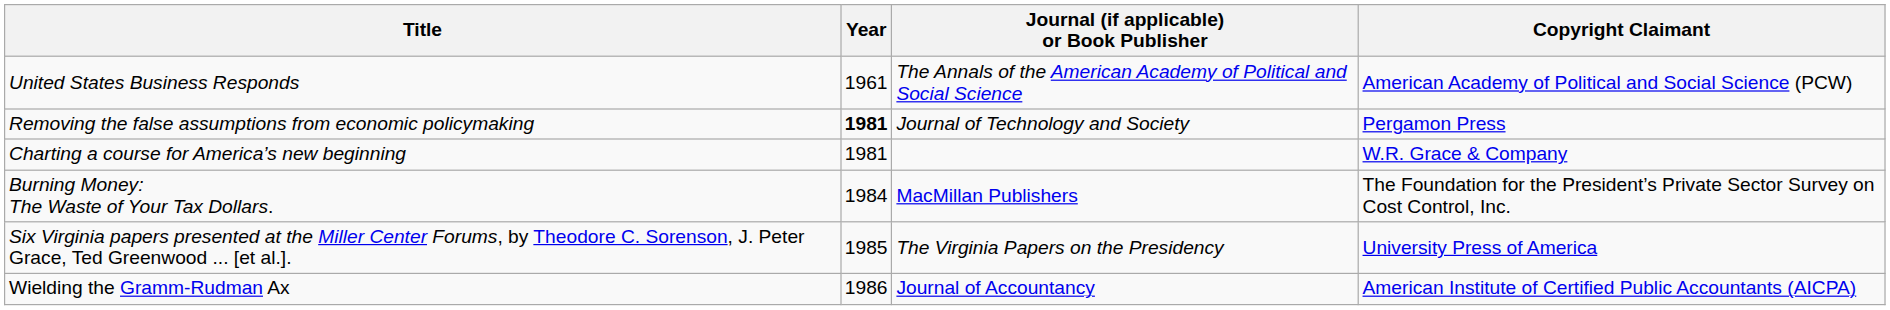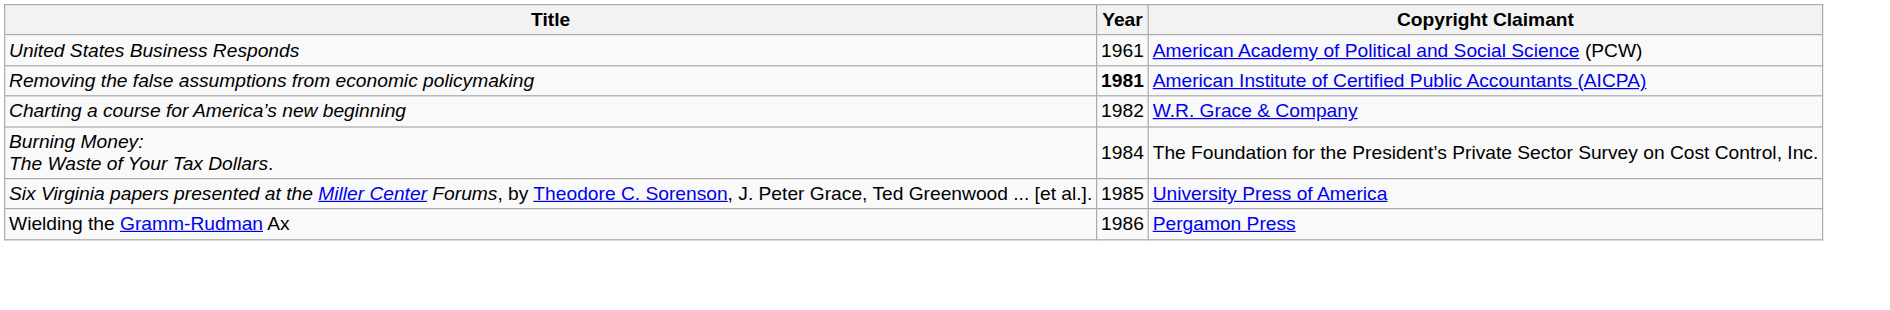- column: (1125, 30)
(1434, 123) Pergamon Press -> (1400, 80) American Institute of Certified Public Accountants (AICPA)
(866, 154) 1981 -> (1122, 111) 1982
(1609, 288) American Institute of Certified Public Accountants (AICPA) -> (1224, 224) Pergamon Press
